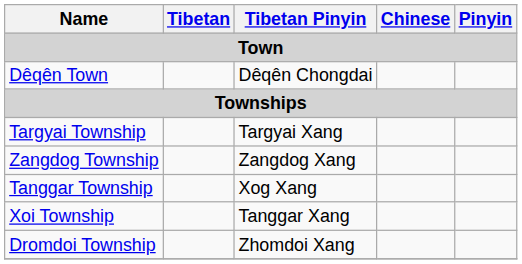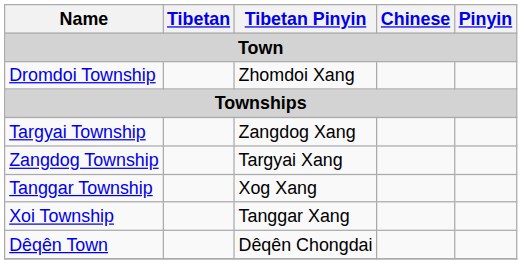rows swapped: (59, 75) <-> (82, 244)
(291, 132) Targyai Xang -> (297, 132) Zangdog Xang
(297, 160) Zangdog Xang -> (291, 160) Targyai Xang
